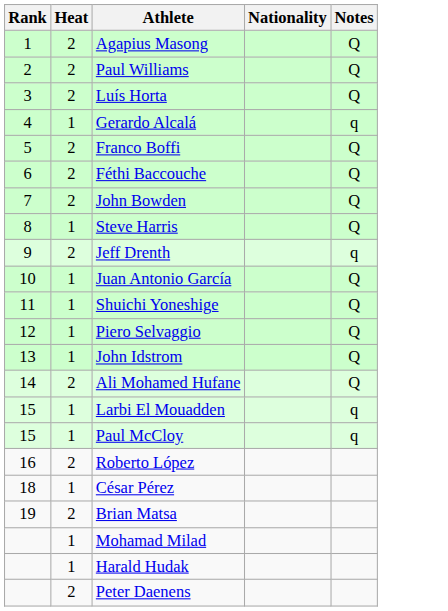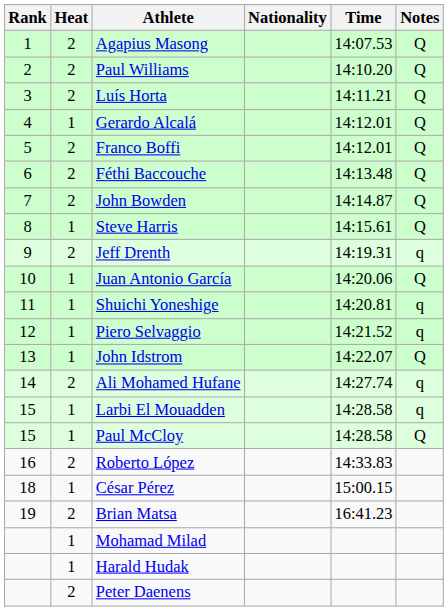+ column: (363, 17)
(354, 122) q -> (420, 122) Q
(354, 305) Q -> (420, 305) q
(354, 331) Q -> (420, 331) q
(354, 383) Q -> (420, 383) q
(354, 435) q -> (420, 435) Q
